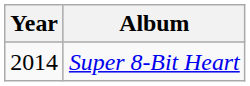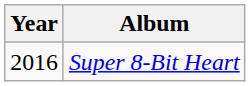(34, 61) 2014 -> (34, 61) 2016
